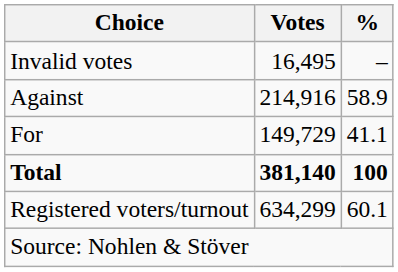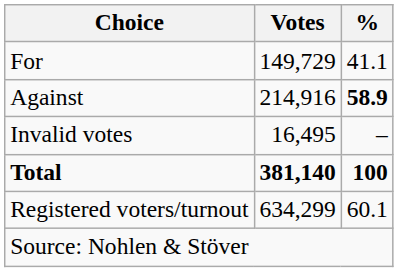rows swapped: (26, 135) <-> (71, 60)
(367, 97) normal -> (367, 97) bold
